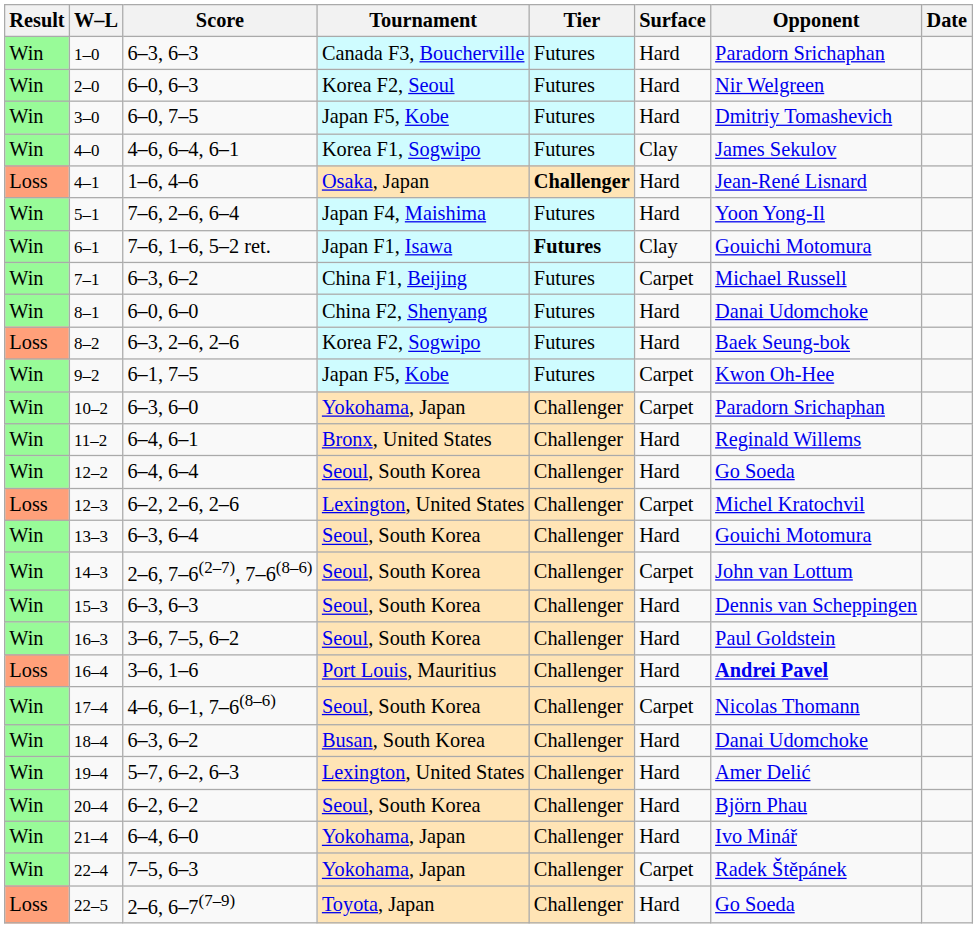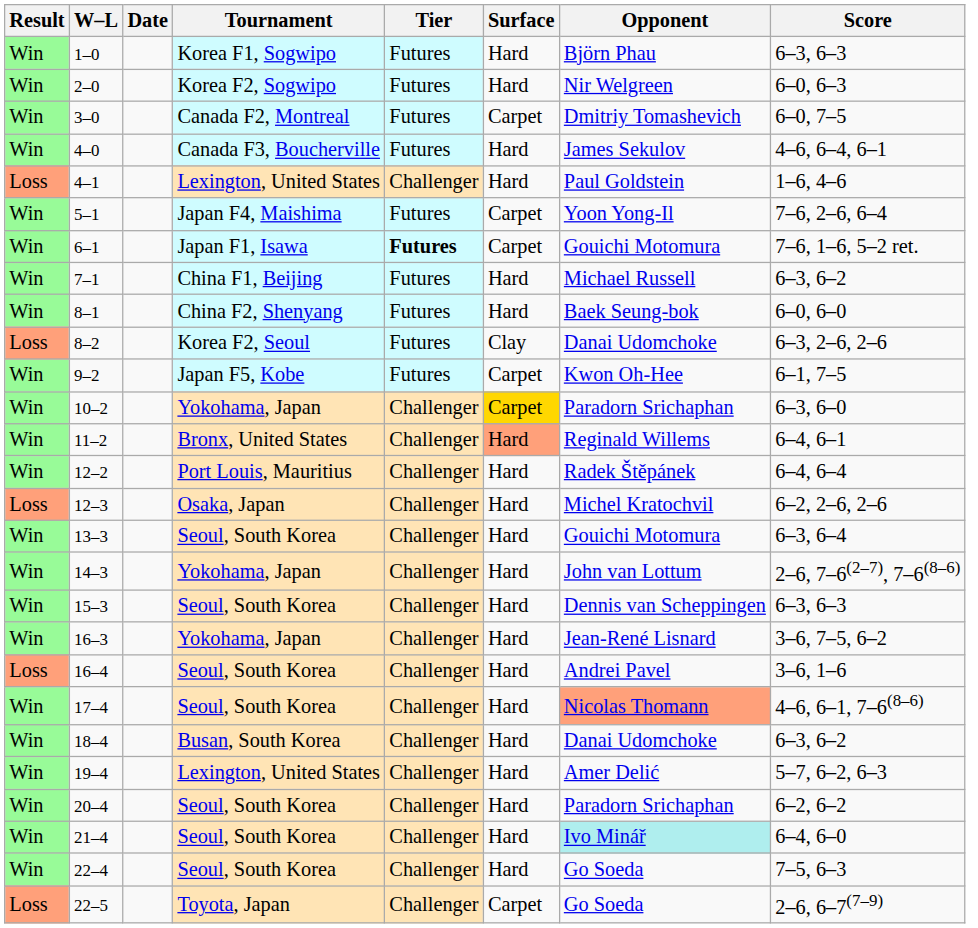columns swapped: (947, 20) <-> (220, 20)
(423, 52) Canada F3, Boucherville -> (257, 52) Korea F1, Sogwipo
(800, 52) Paradorn Srichaphan -> (610, 52) Björn Phau
(388, 85) Korea F2, Seoul -> (257, 85) Korea F2, Sogwipo
(385, 117) Japan F5, Kobe -> (263, 117) Canada F2, Montreal
(659, 117) Hard -> (515, 117) Carpet
(401, 149) Korea F1, Sogwipo -> (279, 149) Canada F3, Boucherville
(658, 149) Clay -> (508, 149) Hard
(375, 181) Osaka, Japan -> (279, 181) Lexington, United States
(582, 181) bold -> (434, 181) normal
(791, 181) Jean-René Lisnard -> (624, 181) Paul Goldstein
(659, 213) Hard -> (515, 213) Carpet
(658, 246) Clay -> (515, 246) Carpet
(666, 278) Carpet -> (508, 278) Hard
(792, 310) Danai Udomchoke -> (631, 310) Baek Seung-bok
(401, 342) Korea F2, Sogwipo -> (244, 342) Korea F2, Seoul
(659, 342) Hard -> (507, 342) Clay
(783, 342) Baek Seung-bok -> (640, 342) Danai Udomchoke
(666, 407) no background -> (515, 407) gold background
(659, 439) no background -> (508, 439) lightsalmon background
(401, 471) Seoul, South Korea -> (265, 471) Port Louis, Mauritius
(755, 471) Go Soeda -> (630, 471) Radek Štěpánek
(423, 504) Lexington, United States -> (231, 504) Osaka, Japan
(666, 504) Carpet -> (508, 504) Hard
(401, 571) Seoul, South Korea -> (249, 571) Yokohama, Japan
(666, 571) Carpet -> (508, 571) Hard
(401, 638) Seoul, South Korea -> (249, 638) Yokohama, Japan
(775, 638) Paul Goldstein -> (640, 638) Jean-René Lisnard
(409, 670) Port Louis, Mauritius -> (257, 670) Seoul, South Korea
(772, 670) bold -> (617, 670) normal
(666, 705) Carpet -> (508, 705) Hard
(787, 705) no background -> (636, 705) lightsalmon background
(761, 805) Björn Phau -> (649, 805) Paradorn Srichaphan
(394, 837) Yokohama, Japan -> (257, 837) Seoul, South Korea
(756, 837) no background -> (605, 837) paleturquoise background
(394, 869) Yokohama, Japan -> (257, 869) Seoul, South Korea
(666, 869) Carpet -> (508, 869) Hard
(781, 869) Radek Štěpánek -> (604, 869) Go Soeda
(659, 904) Hard -> (515, 904) Carpet
